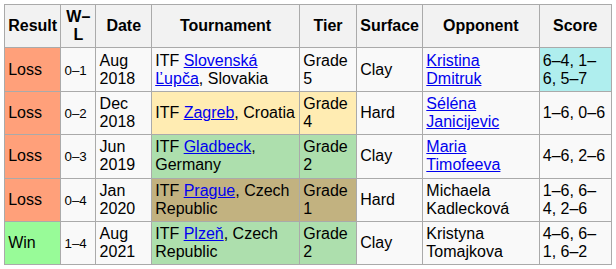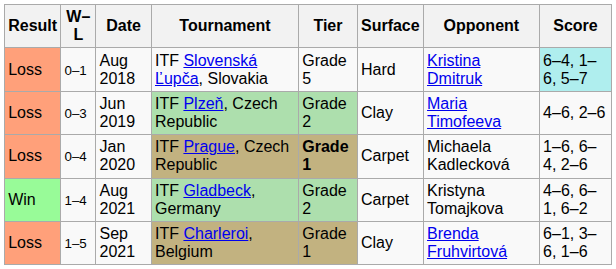(376, 69) Clay -> (378, 69) Hard
- row: (117, 112)
(205, 156) ITF Gladbeck, Germany -> (216, 112) ITF Plzeň, Czech Republic
(326, 199) normal -> (325, 156) bold
(378, 199) Hard -> (385, 156) Carpet
(217, 243) ITF Plzeň, Czech Republic -> (205, 199) ITF Gladbeck, Germany
(376, 243) Clay -> (385, 199) Carpet
+ row: (117, 243)
